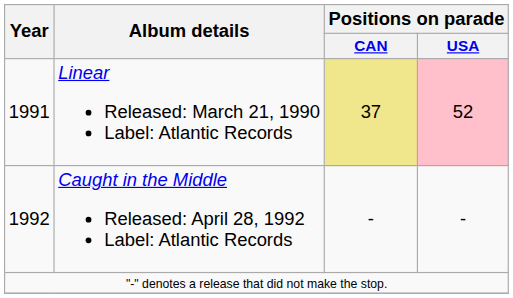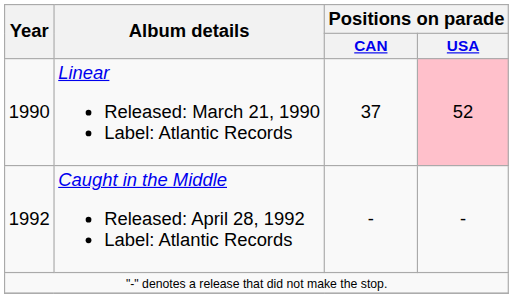(29, 111) 1991 -> (29, 111) 1990
(371, 111) khaki background -> (371, 111) no background
